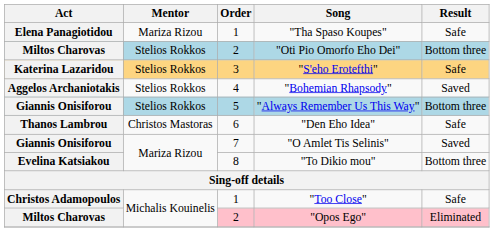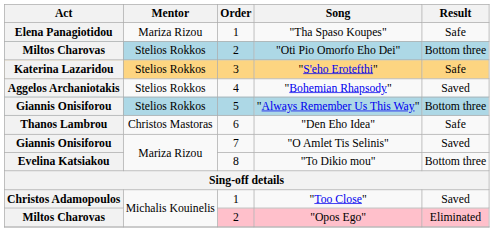(455, 198) Safe -> (455, 198) Saved
